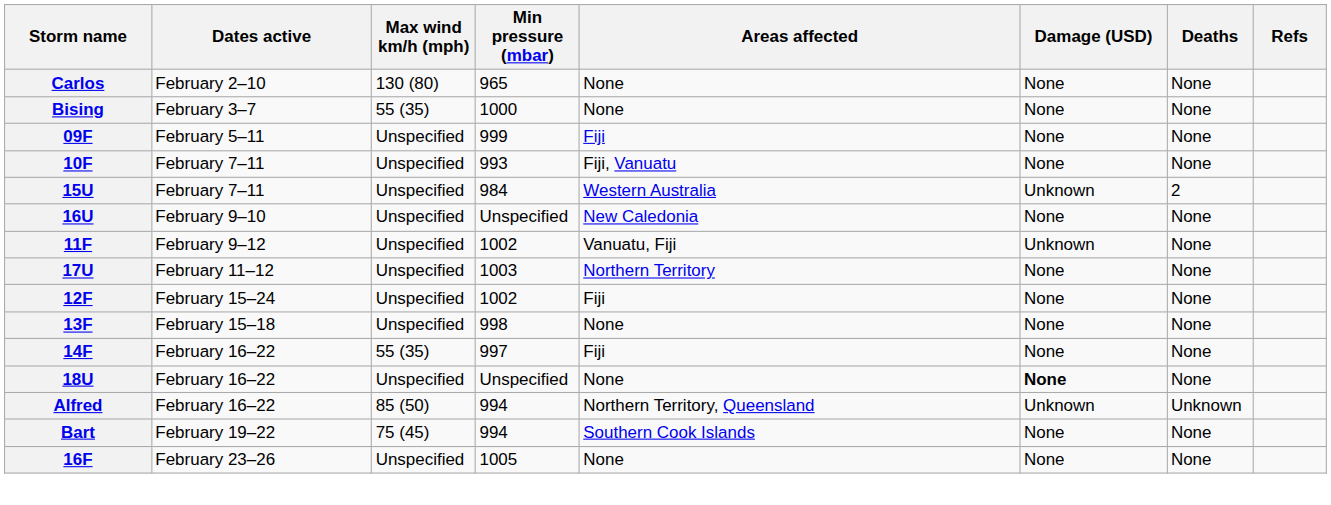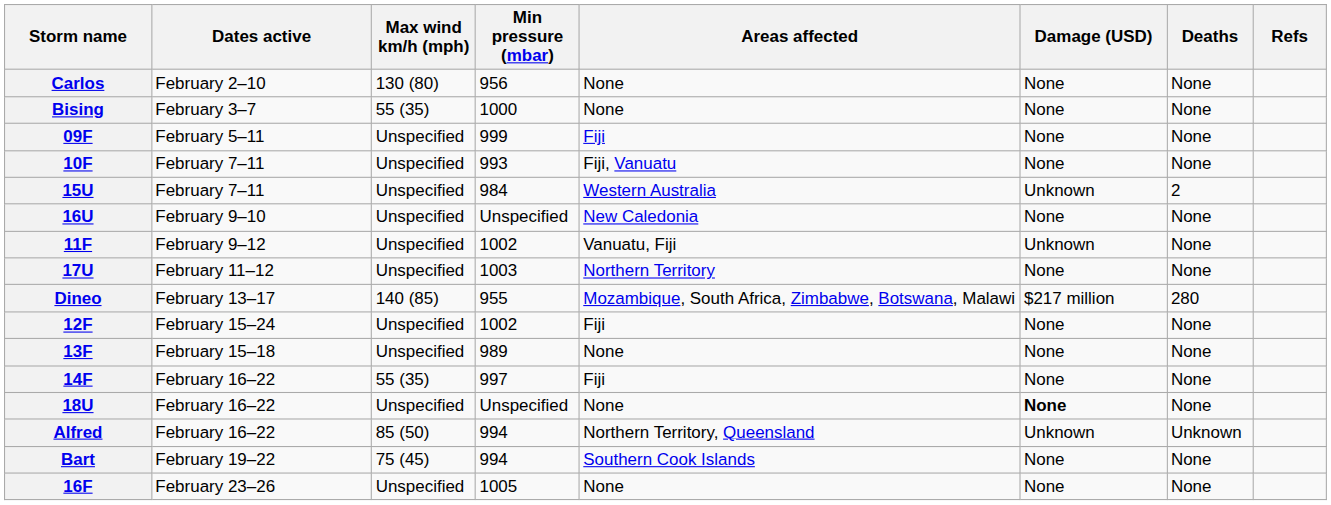(494, 83) 965 -> (494, 83) 956
+ row: (78, 298)
(494, 325) 998 -> (494, 351) 989
